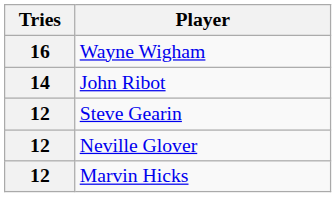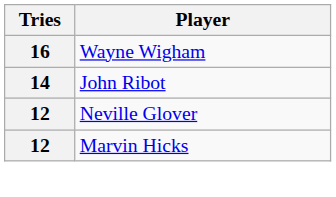- row: (131, 113)
